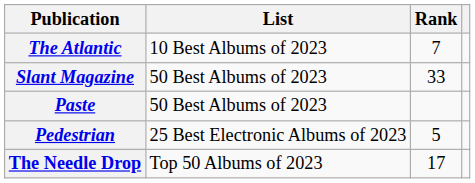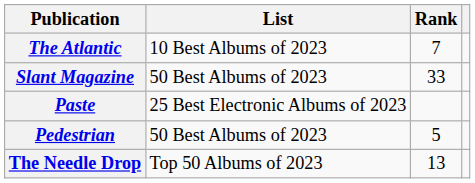(238, 105) 50 Best Albums of 2023 -> (278, 105) 25 Best Electronic Albums of 2023
(278, 134) 25 Best Electronic Albums of 2023 -> (238, 134) 50 Best Albums of 2023
(436, 163) 17 -> (436, 163) 13
